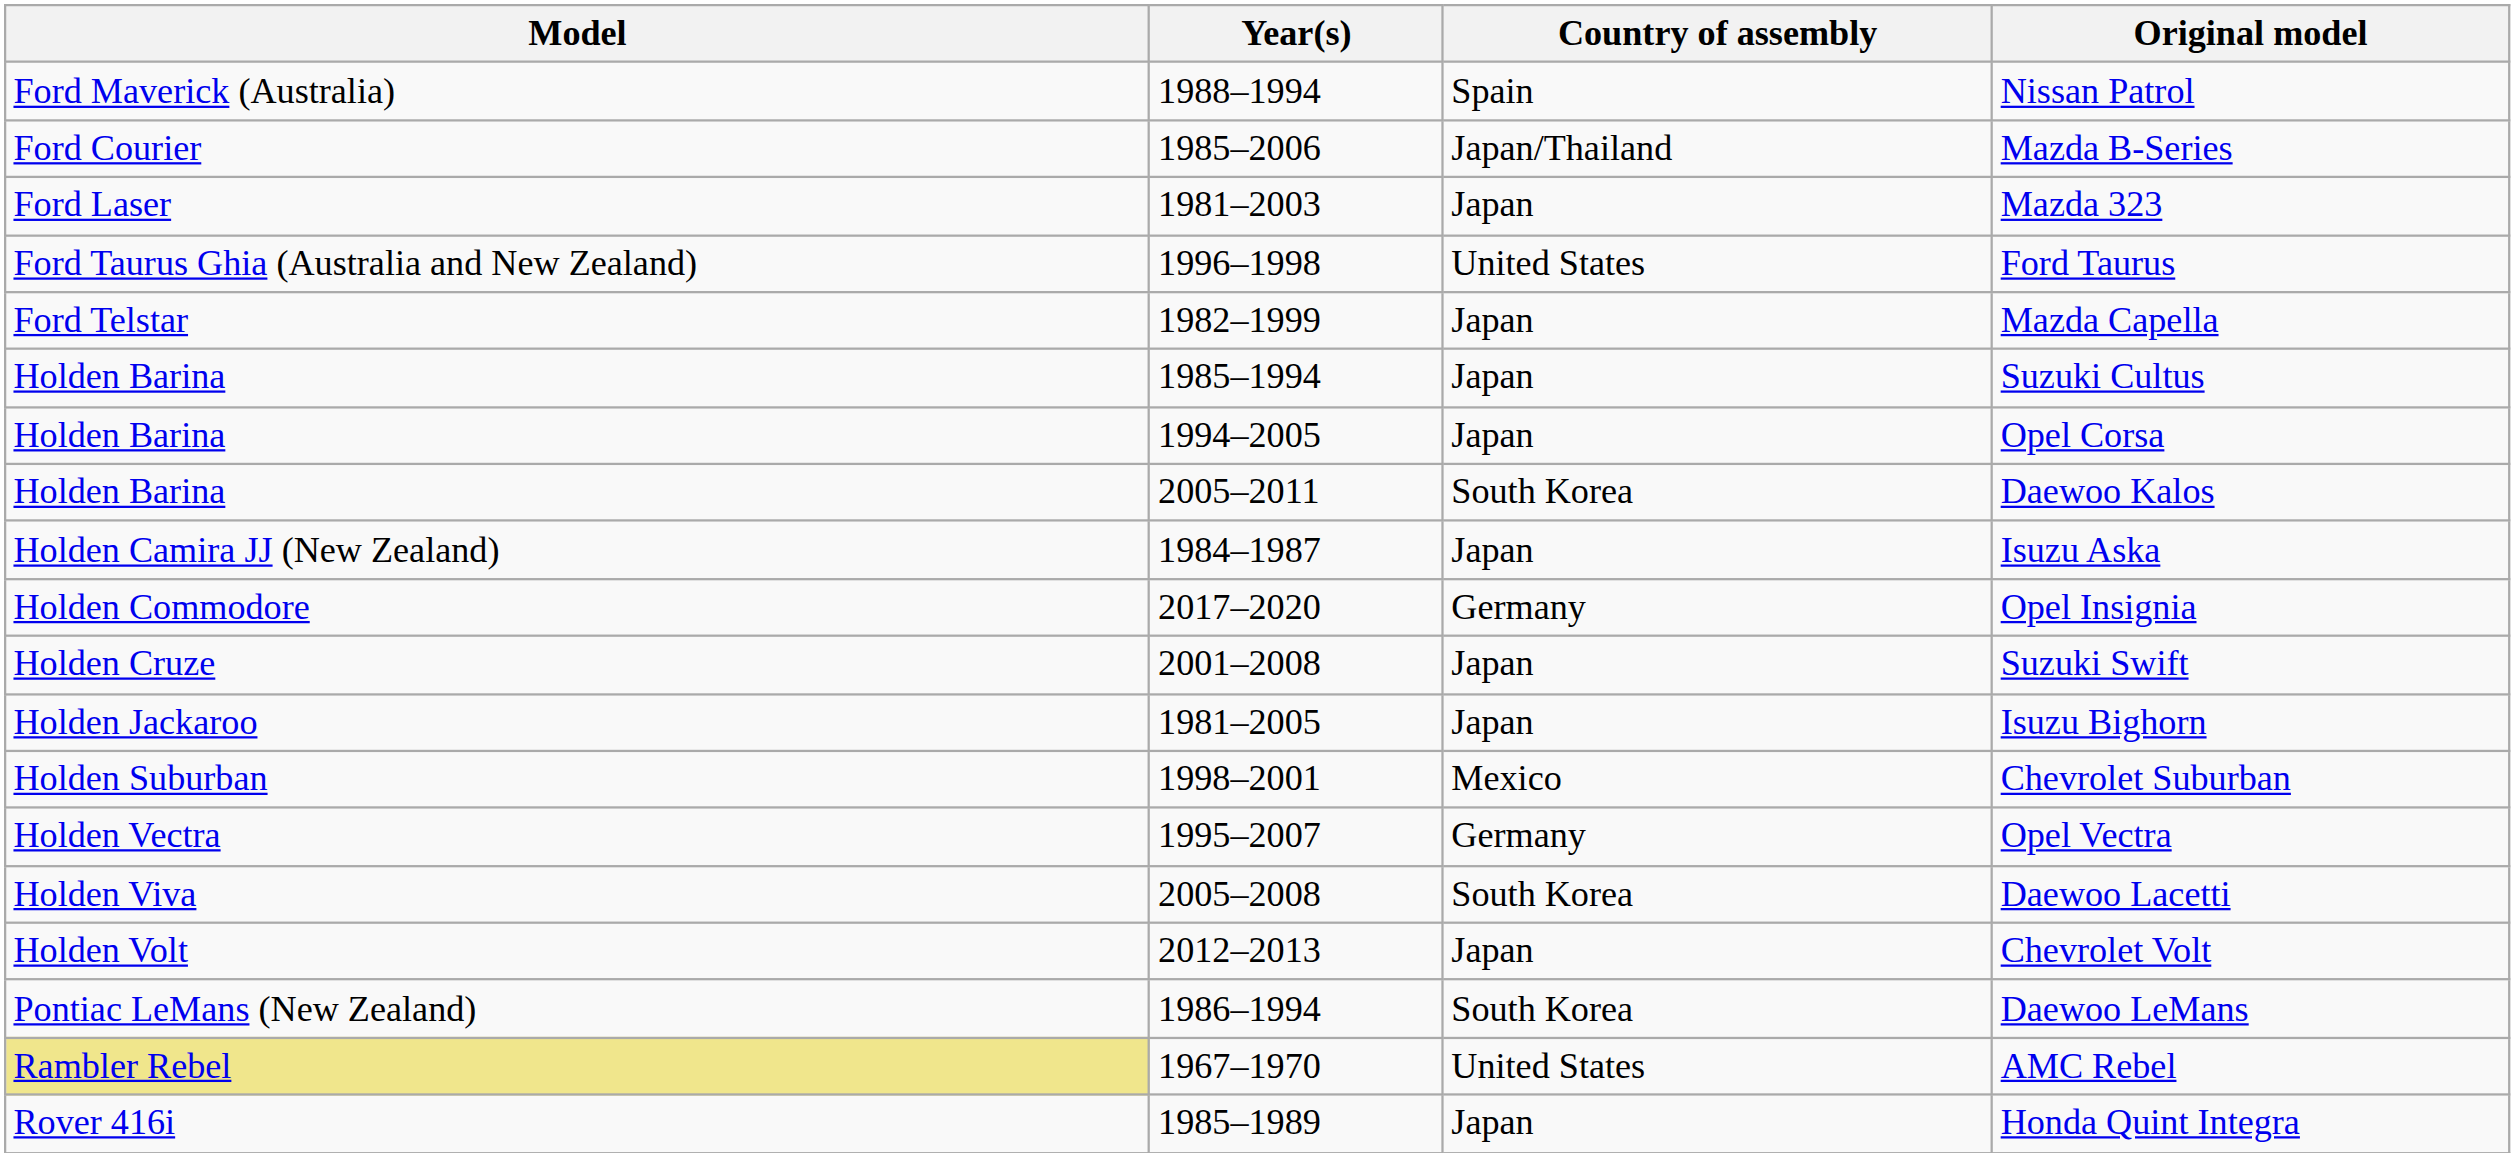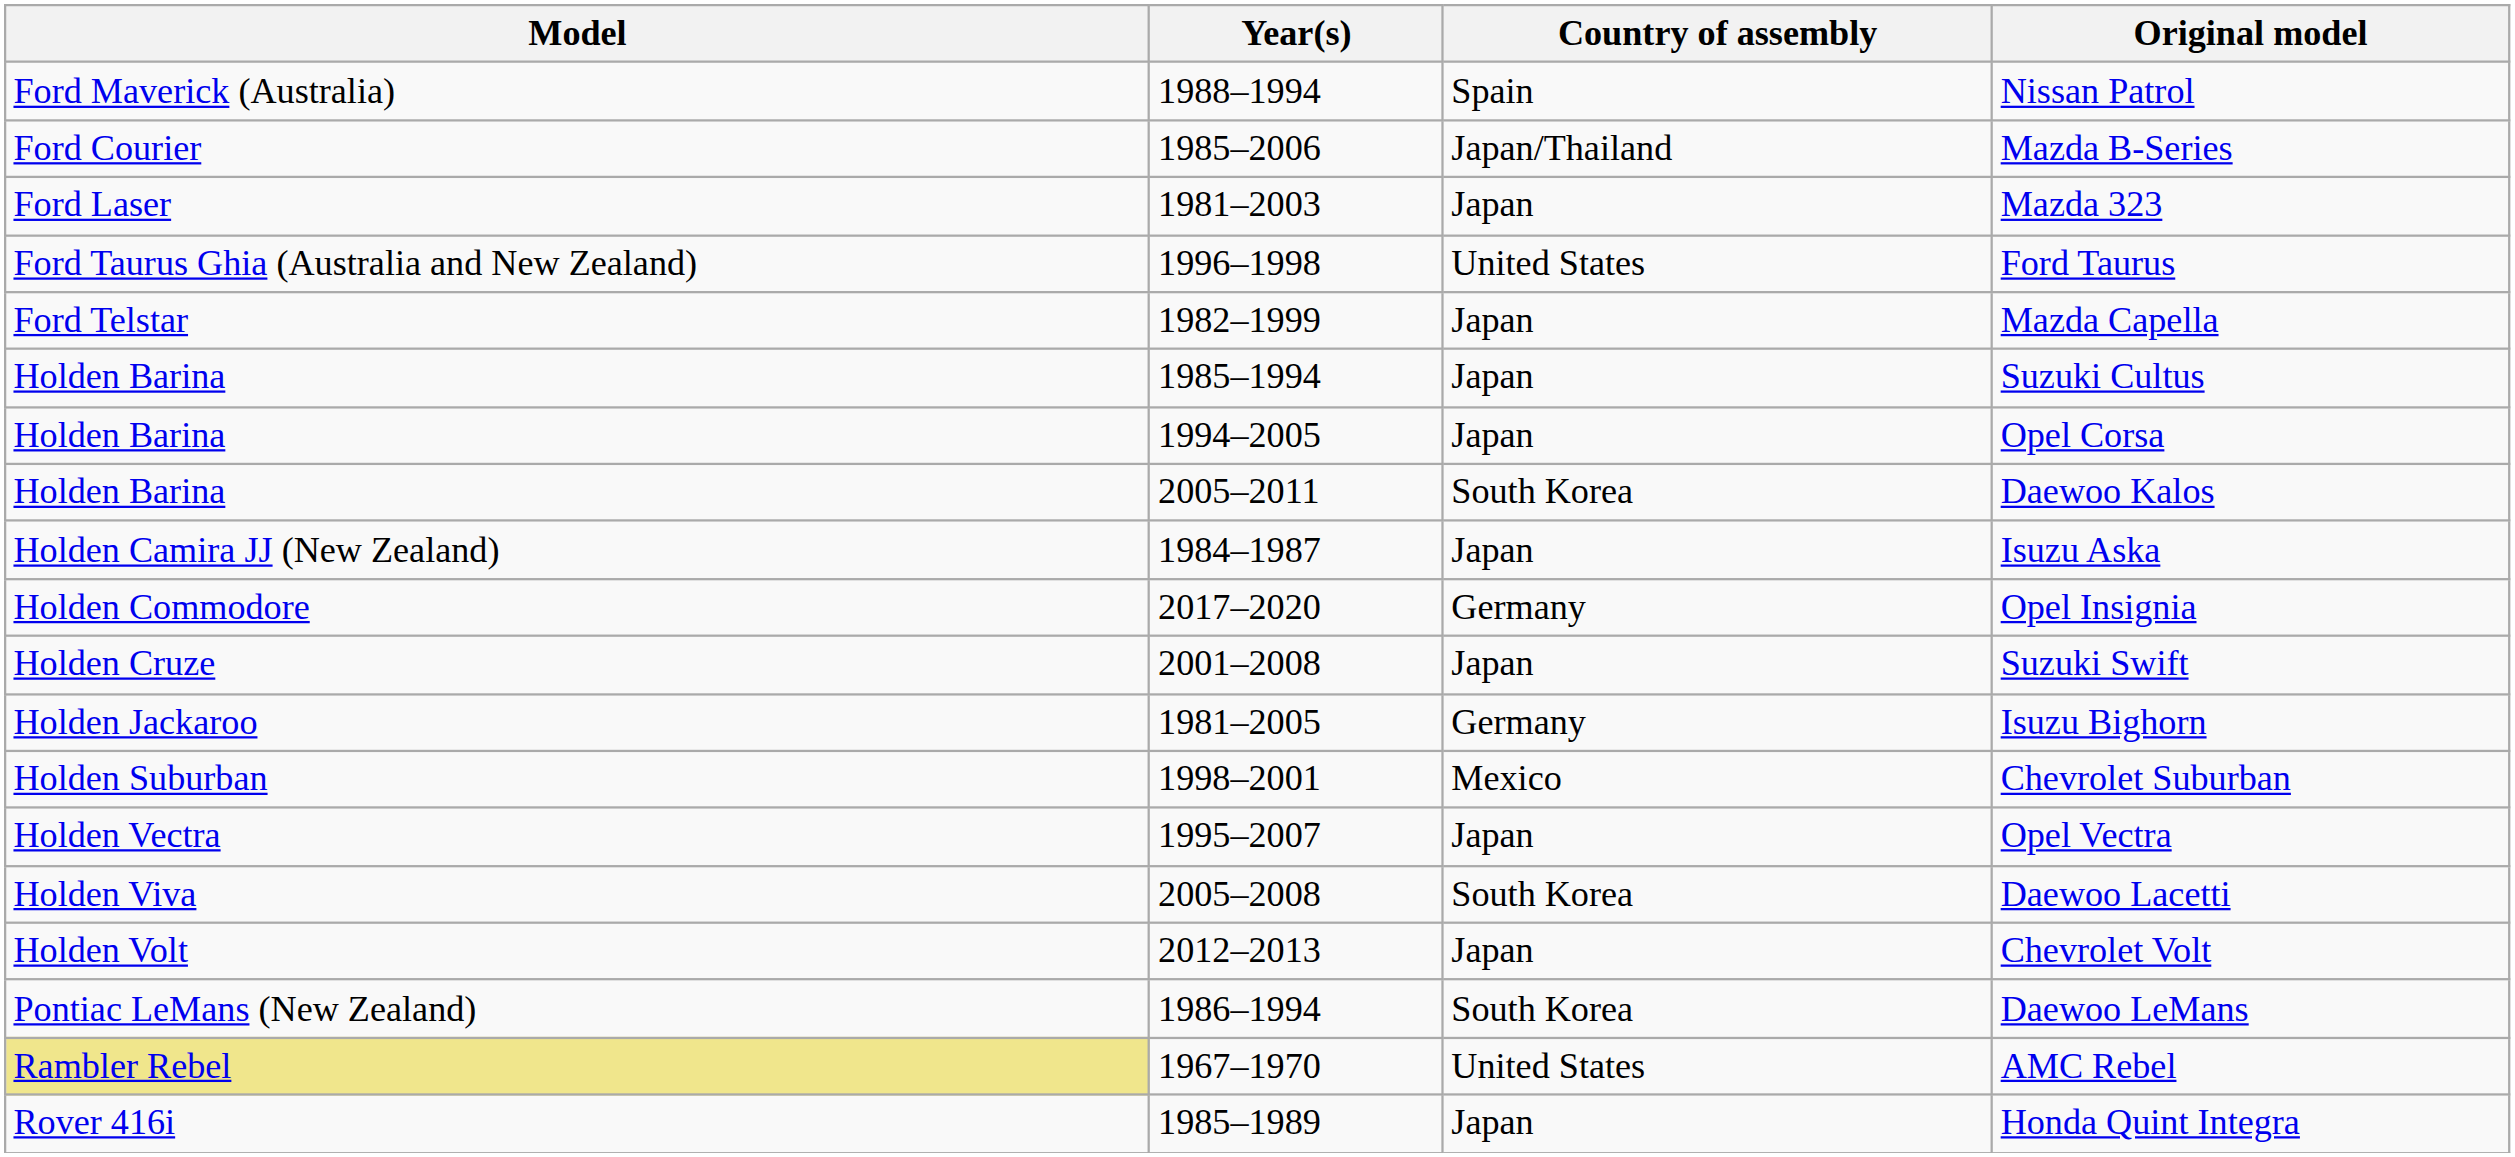(1492, 721) Japan -> (1519, 721) Germany
(1519, 836) Germany -> (1492, 836) Japan
